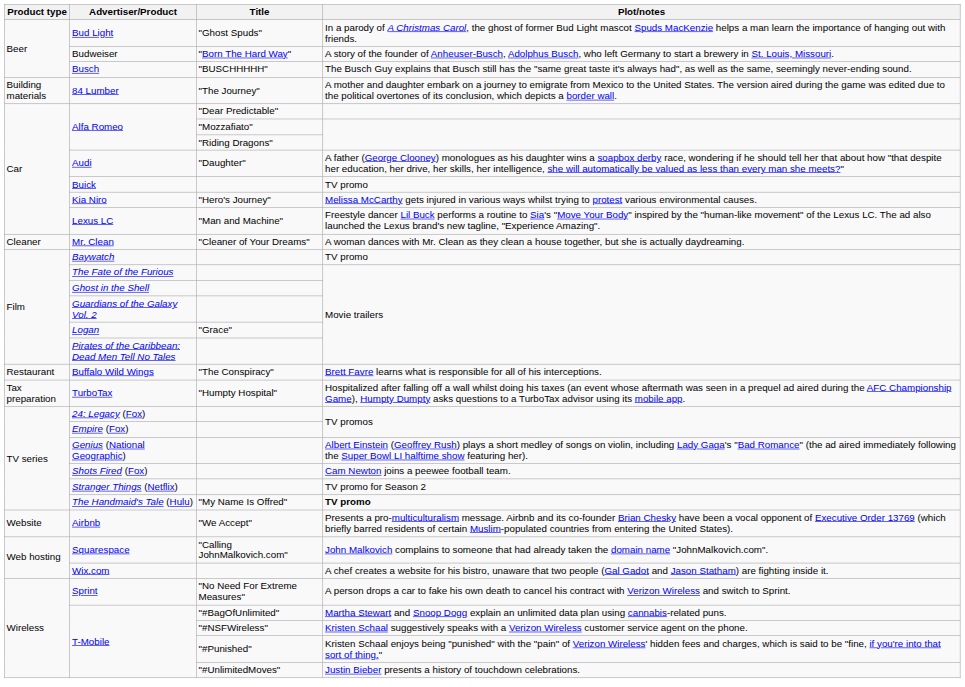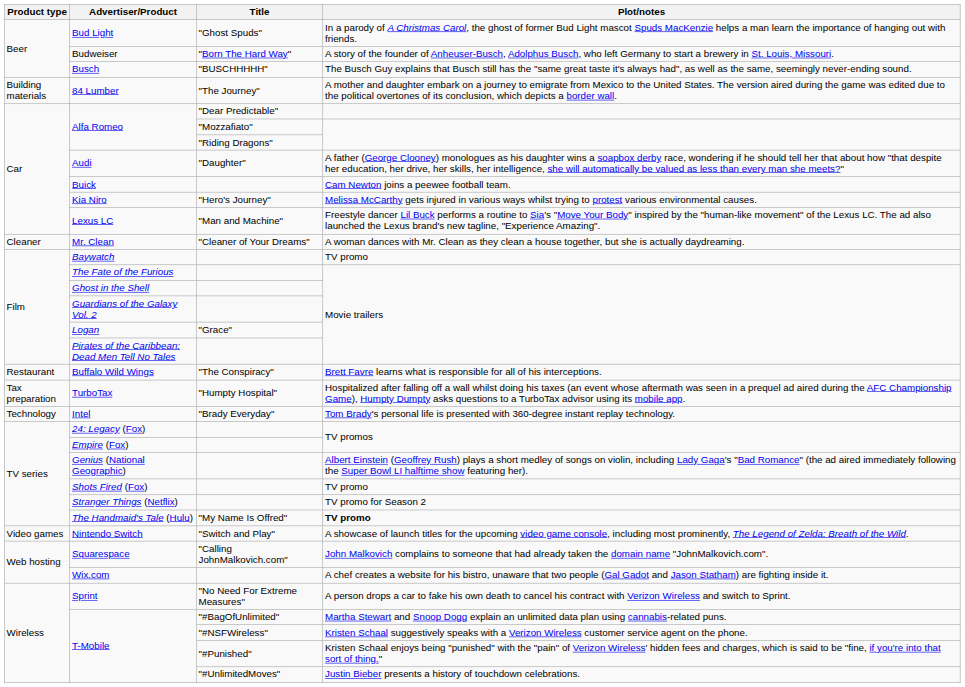(346, 184) TV promo -> (418, 184) Cam Newton joins a peewee football team.
+ row: (81, 414)
(418, 471) Cam Newton joins a peewee football team. -> (346, 487) TV promo
+ row: (107, 533)
- row: (86, 523)
